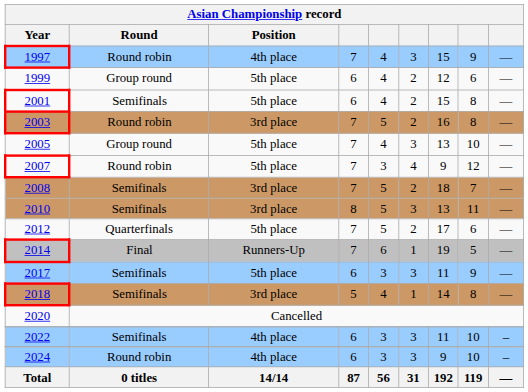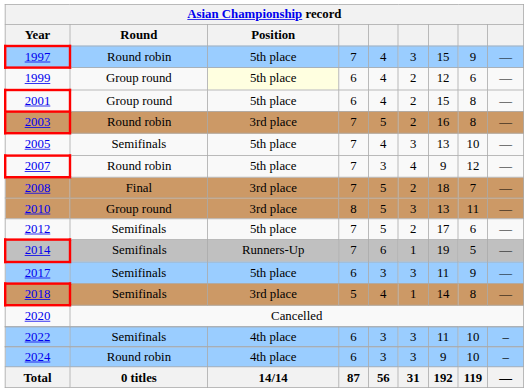(274, 56) 4th place -> (273, 56) 5th place
(274, 78) no background -> (273, 78) lightyellow background
(140, 100) Semifinals -> (139, 100) Group round
(139, 144) Group round -> (139, 144) Semifinals
(139, 187) Semifinals -> (139, 187) Final
(139, 208) Semifinals -> (139, 208) Group round
(139, 229) Quarterfinals -> (139, 229) Semifinals
(140, 250) Final -> (139, 250) Semifinals
